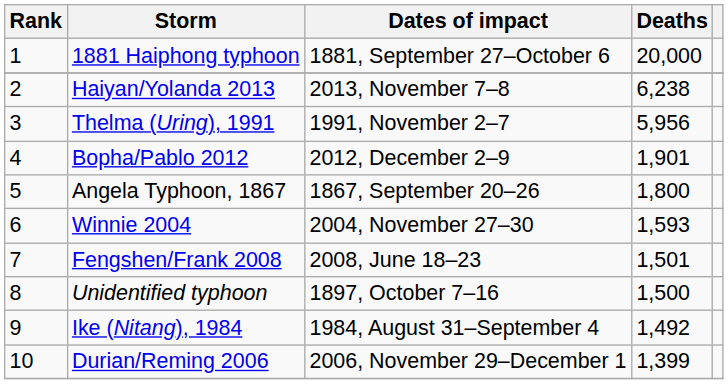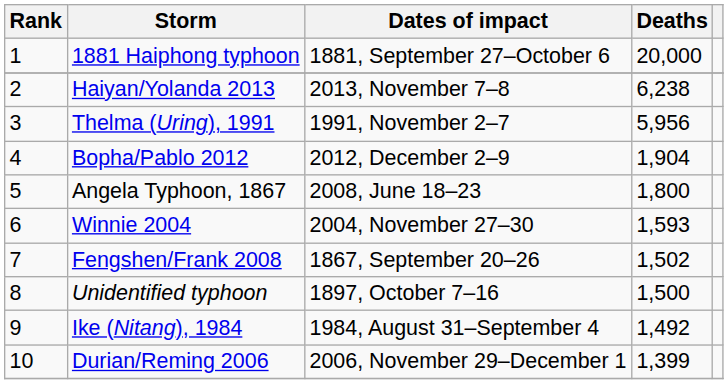(663, 157) 1,901 -> (663, 157) 1,904
(425, 191) 1867, September 20–26 -> (395, 191) 2008, June 18–23
(395, 259) 2008, June 18–23 -> (425, 259) 1867, September 20–26
(663, 259) 1,501 -> (663, 259) 1,502
